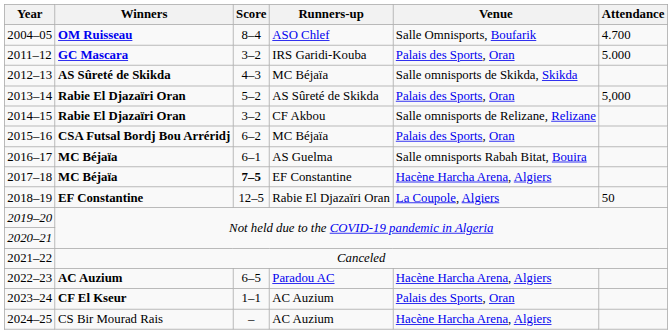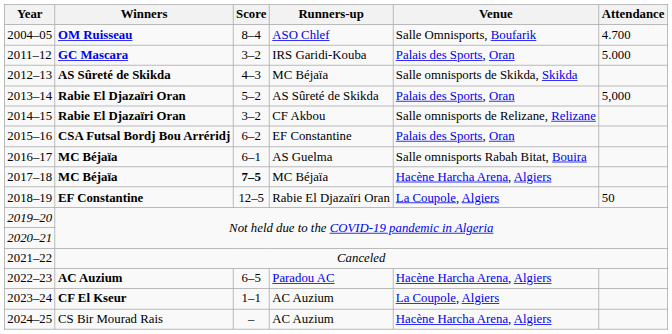(300, 136) MC Béjaïa -> (312, 136) EF Constantine
(312, 177) EF Constantine -> (300, 177) MC Béjaïa
(455, 298) Palais des Sports, Oran -> (448, 298) La Coupole, Algiers
